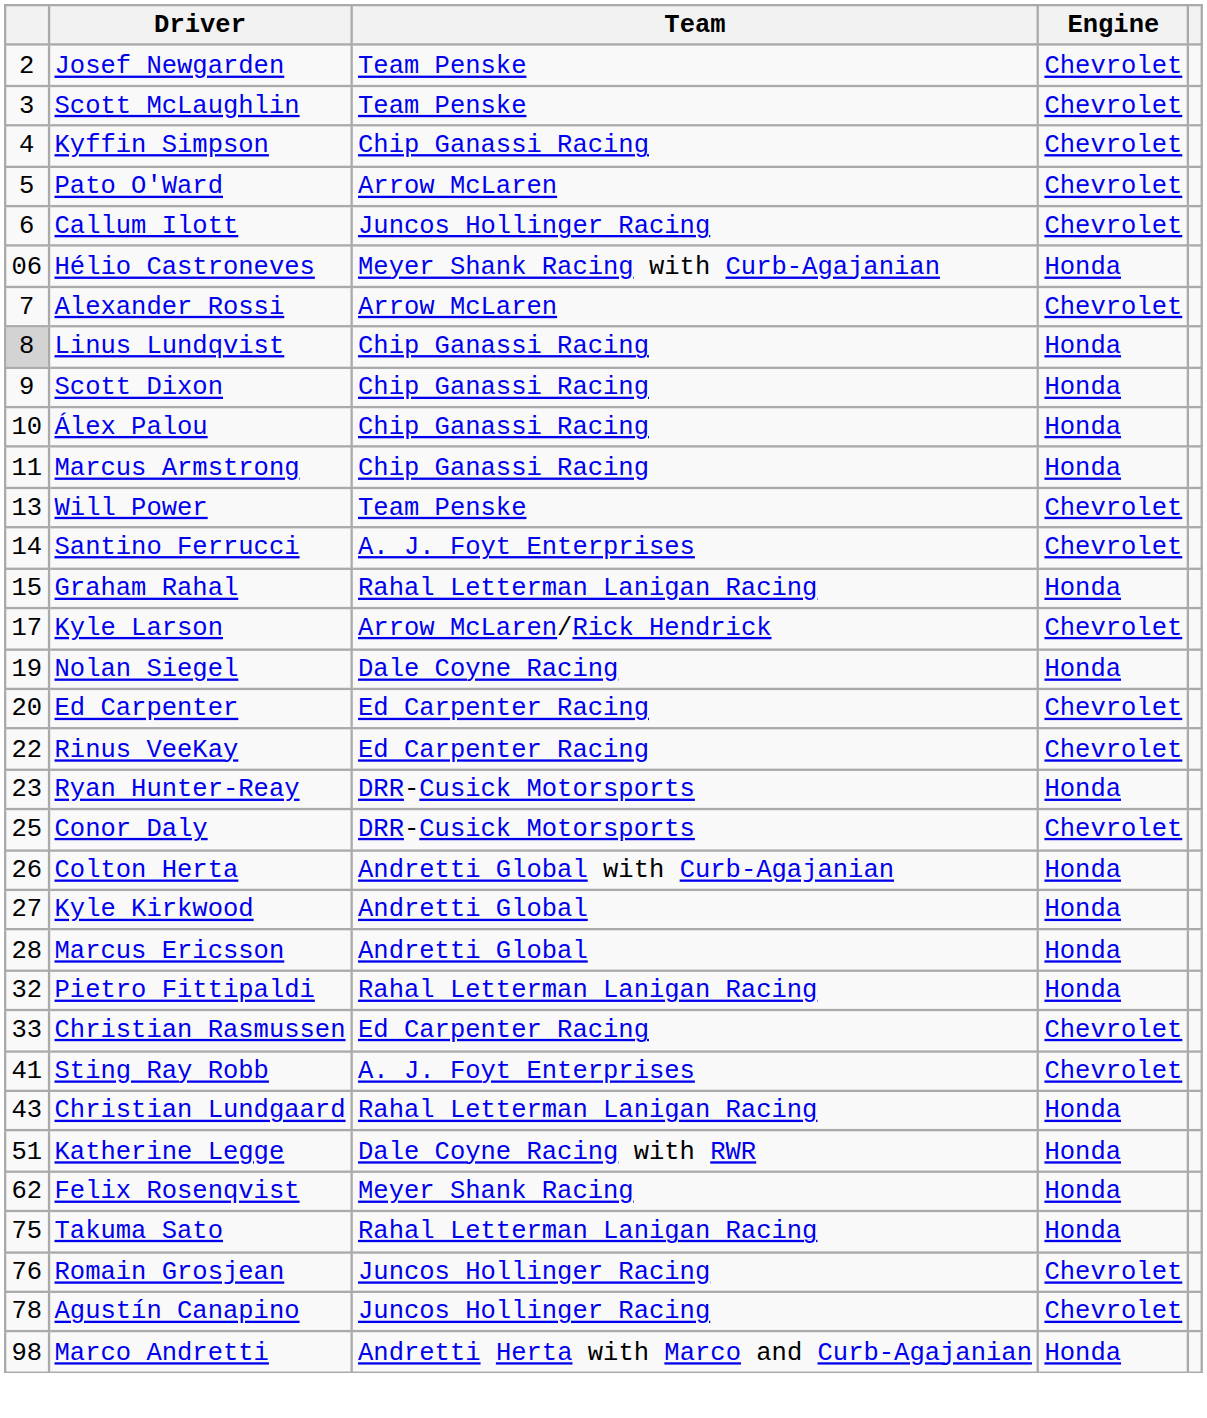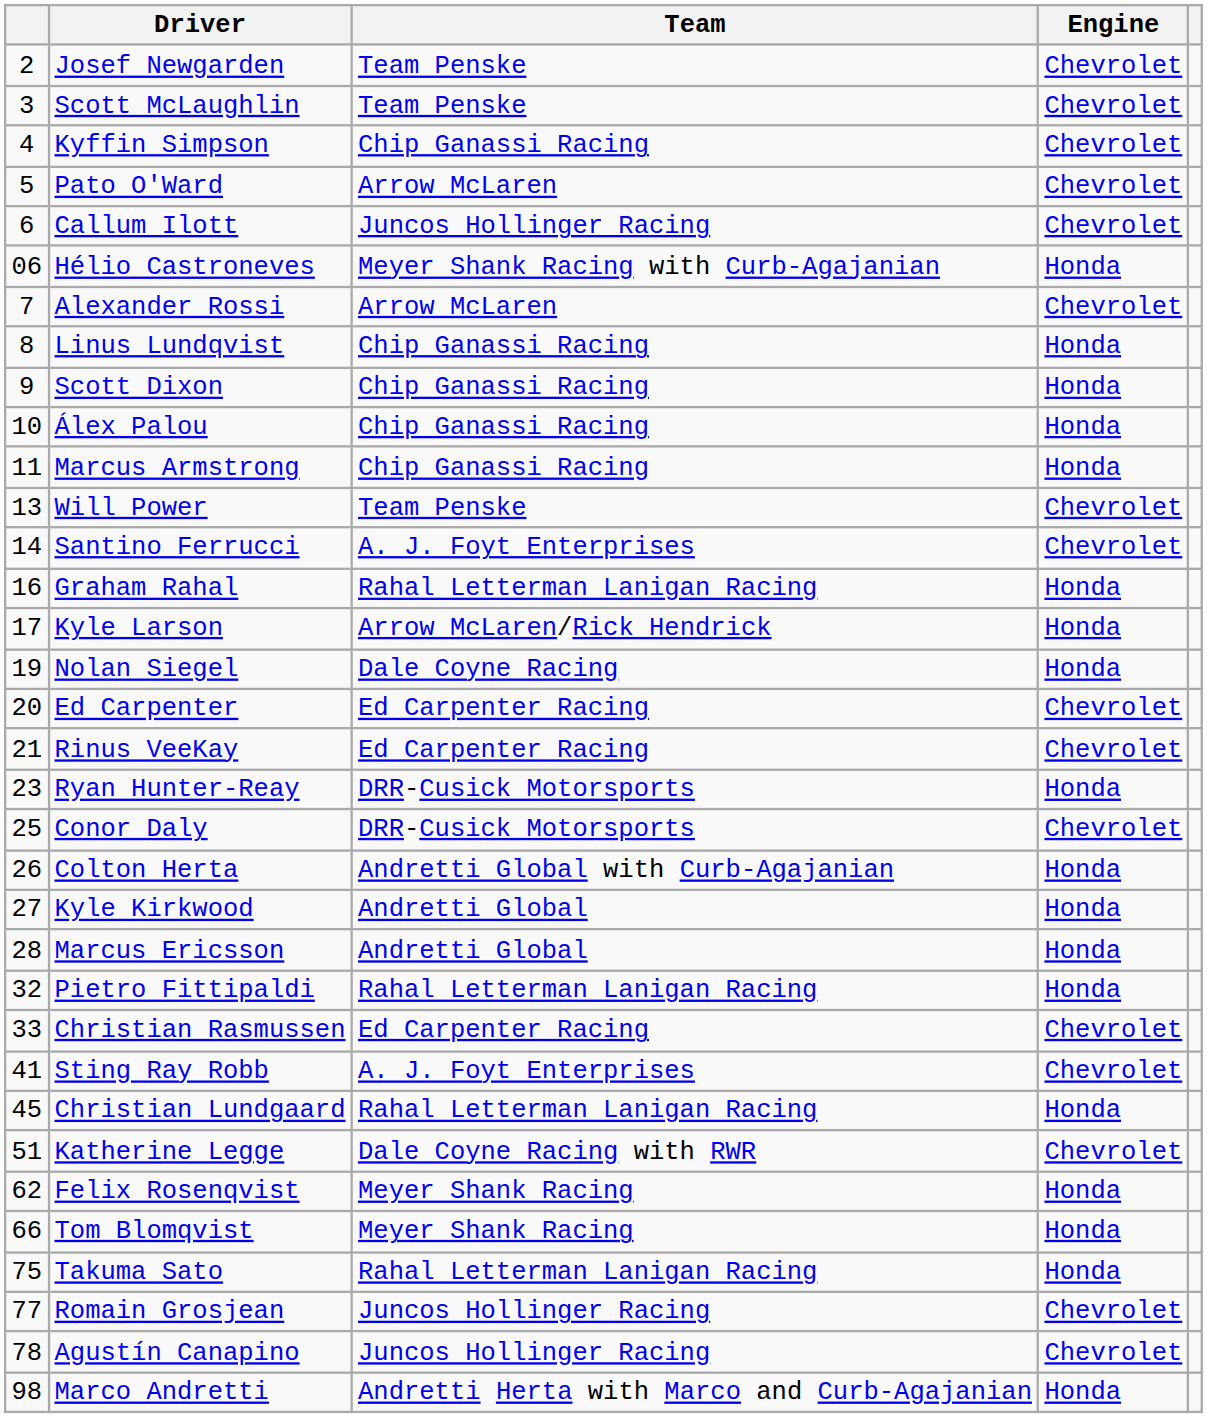(27, 347) lightgrey background -> (27, 347) no background
(27, 588) 15 -> (27, 588) 16
(1113, 628) Chevrolet -> (1083, 628) Honda
(27, 749) 22 -> (27, 749) 21
(27, 1111) 43 -> (27, 1111) 45
(1083, 1151) Honda -> (1113, 1151) Chevrolet
+ row: (154, 1232)
(27, 1272) 76 -> (27, 1312) 77
